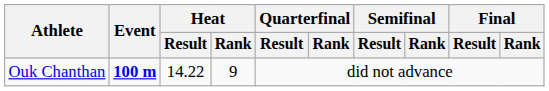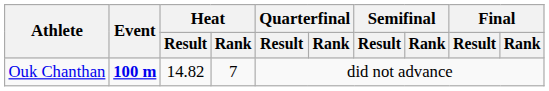(186, 72) 14.22 -> (186, 72) 14.82
(233, 72) 9 -> (233, 72) 7
